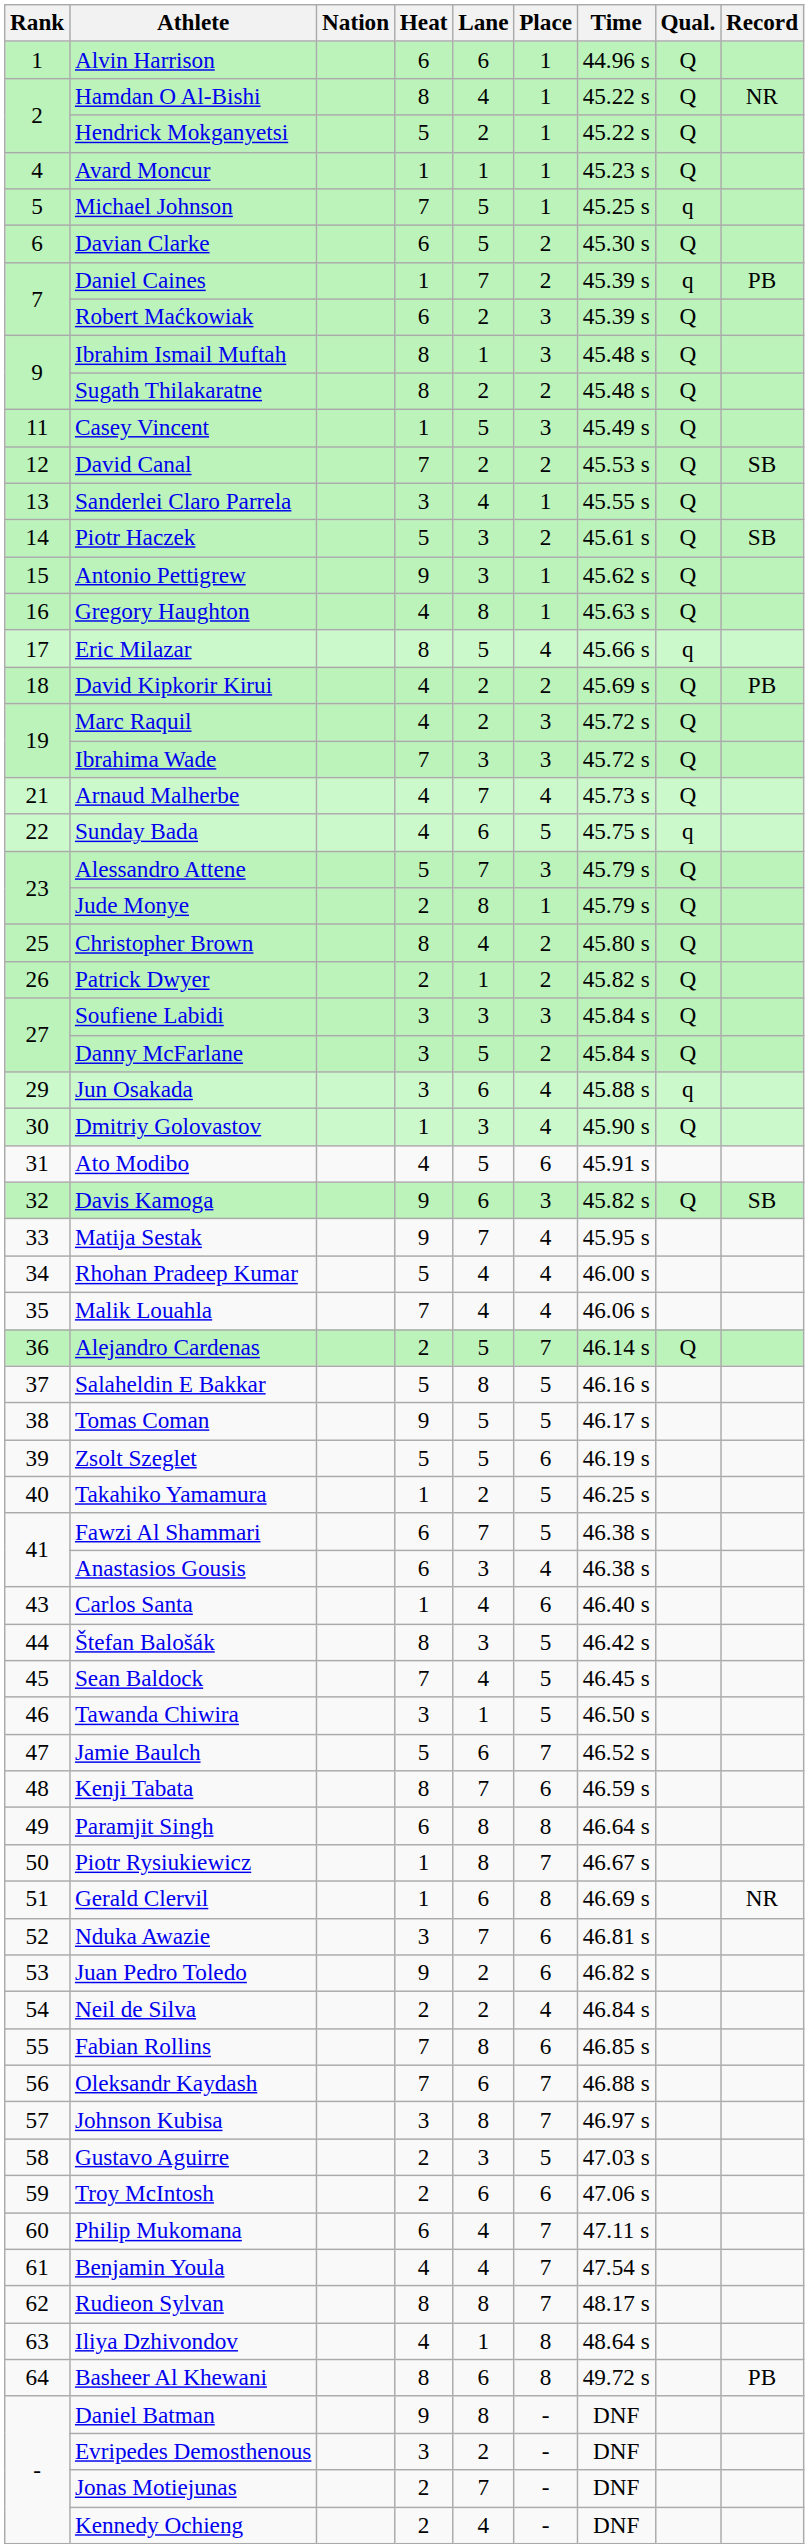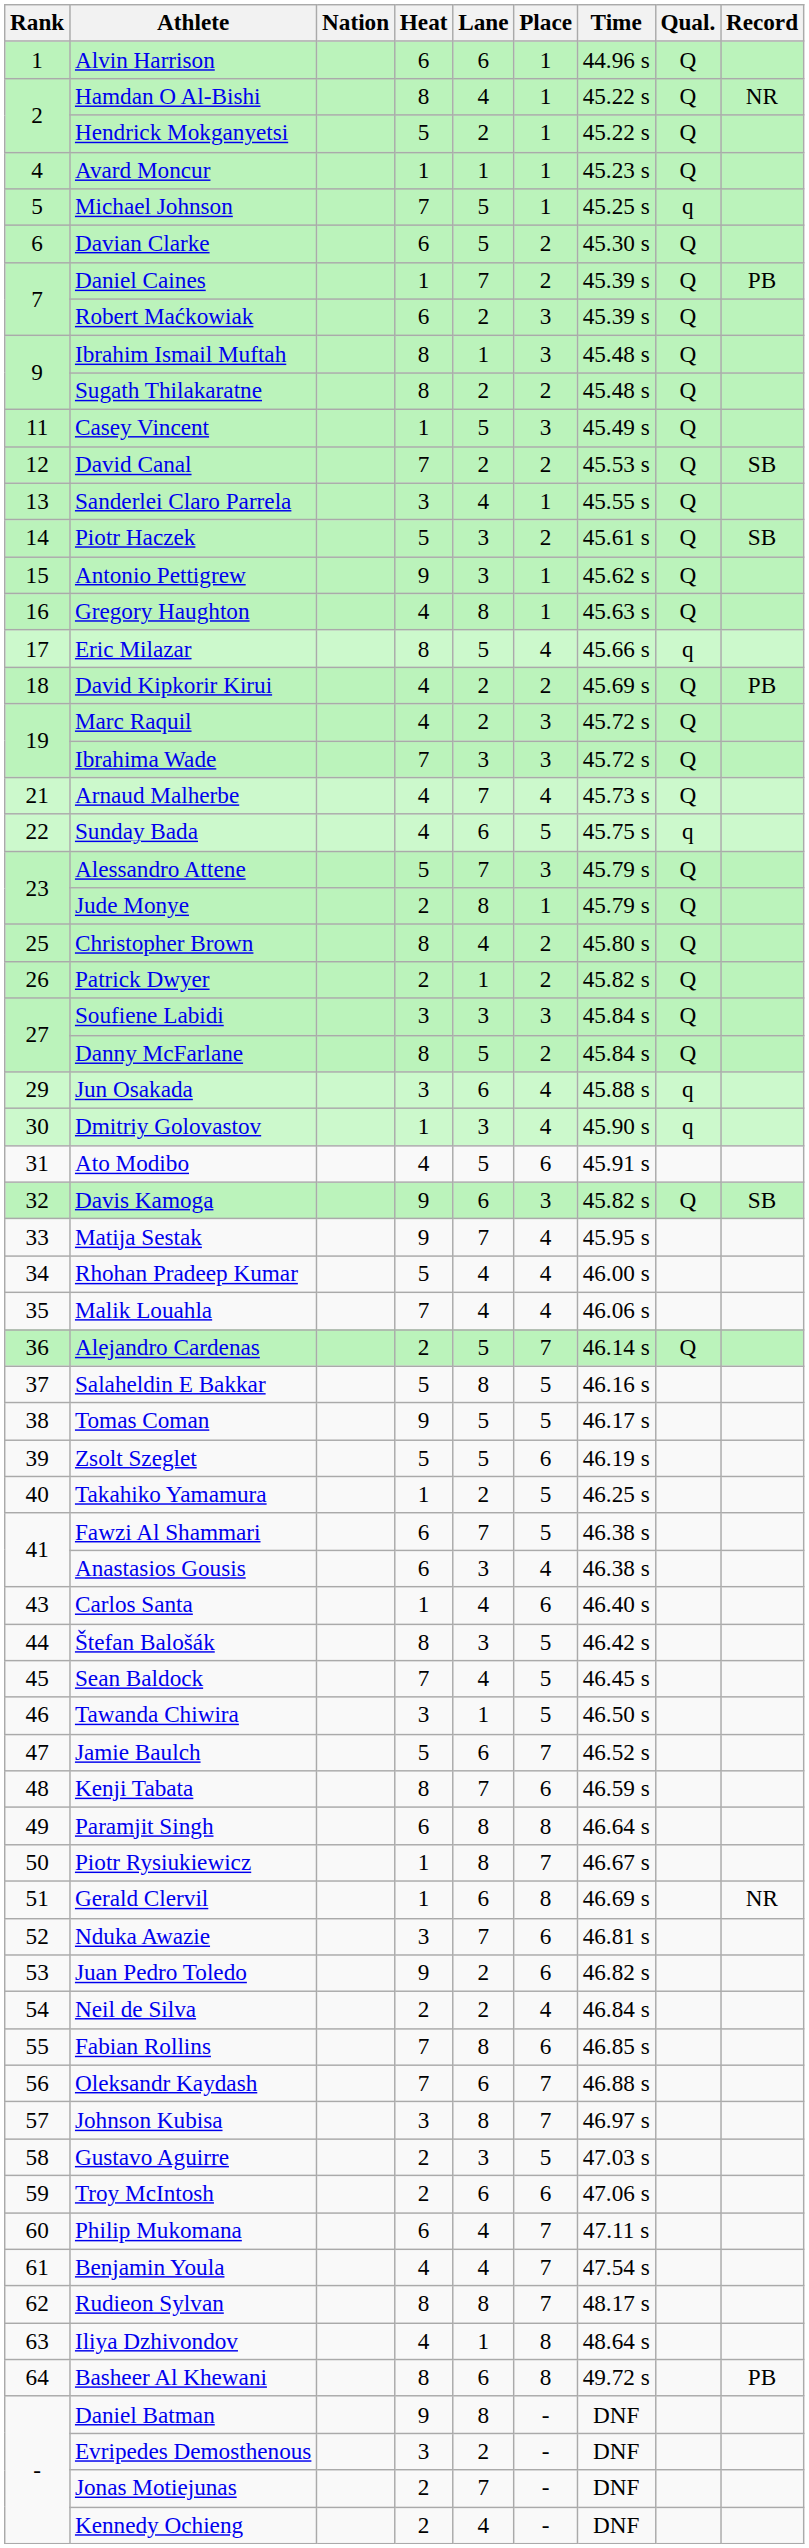(688, 280) q -> (688, 280) Q
(424, 1053) 3 -> (424, 1053) 8
(688, 1126) Q -> (688, 1126) q
